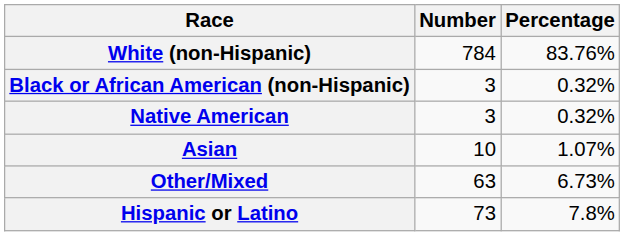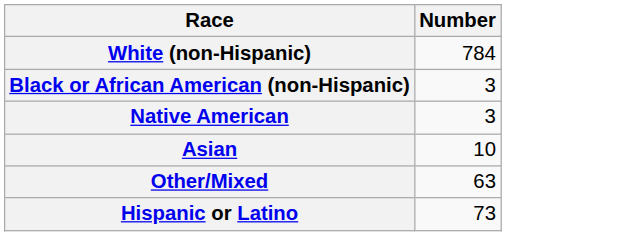- column: (560, 20)
